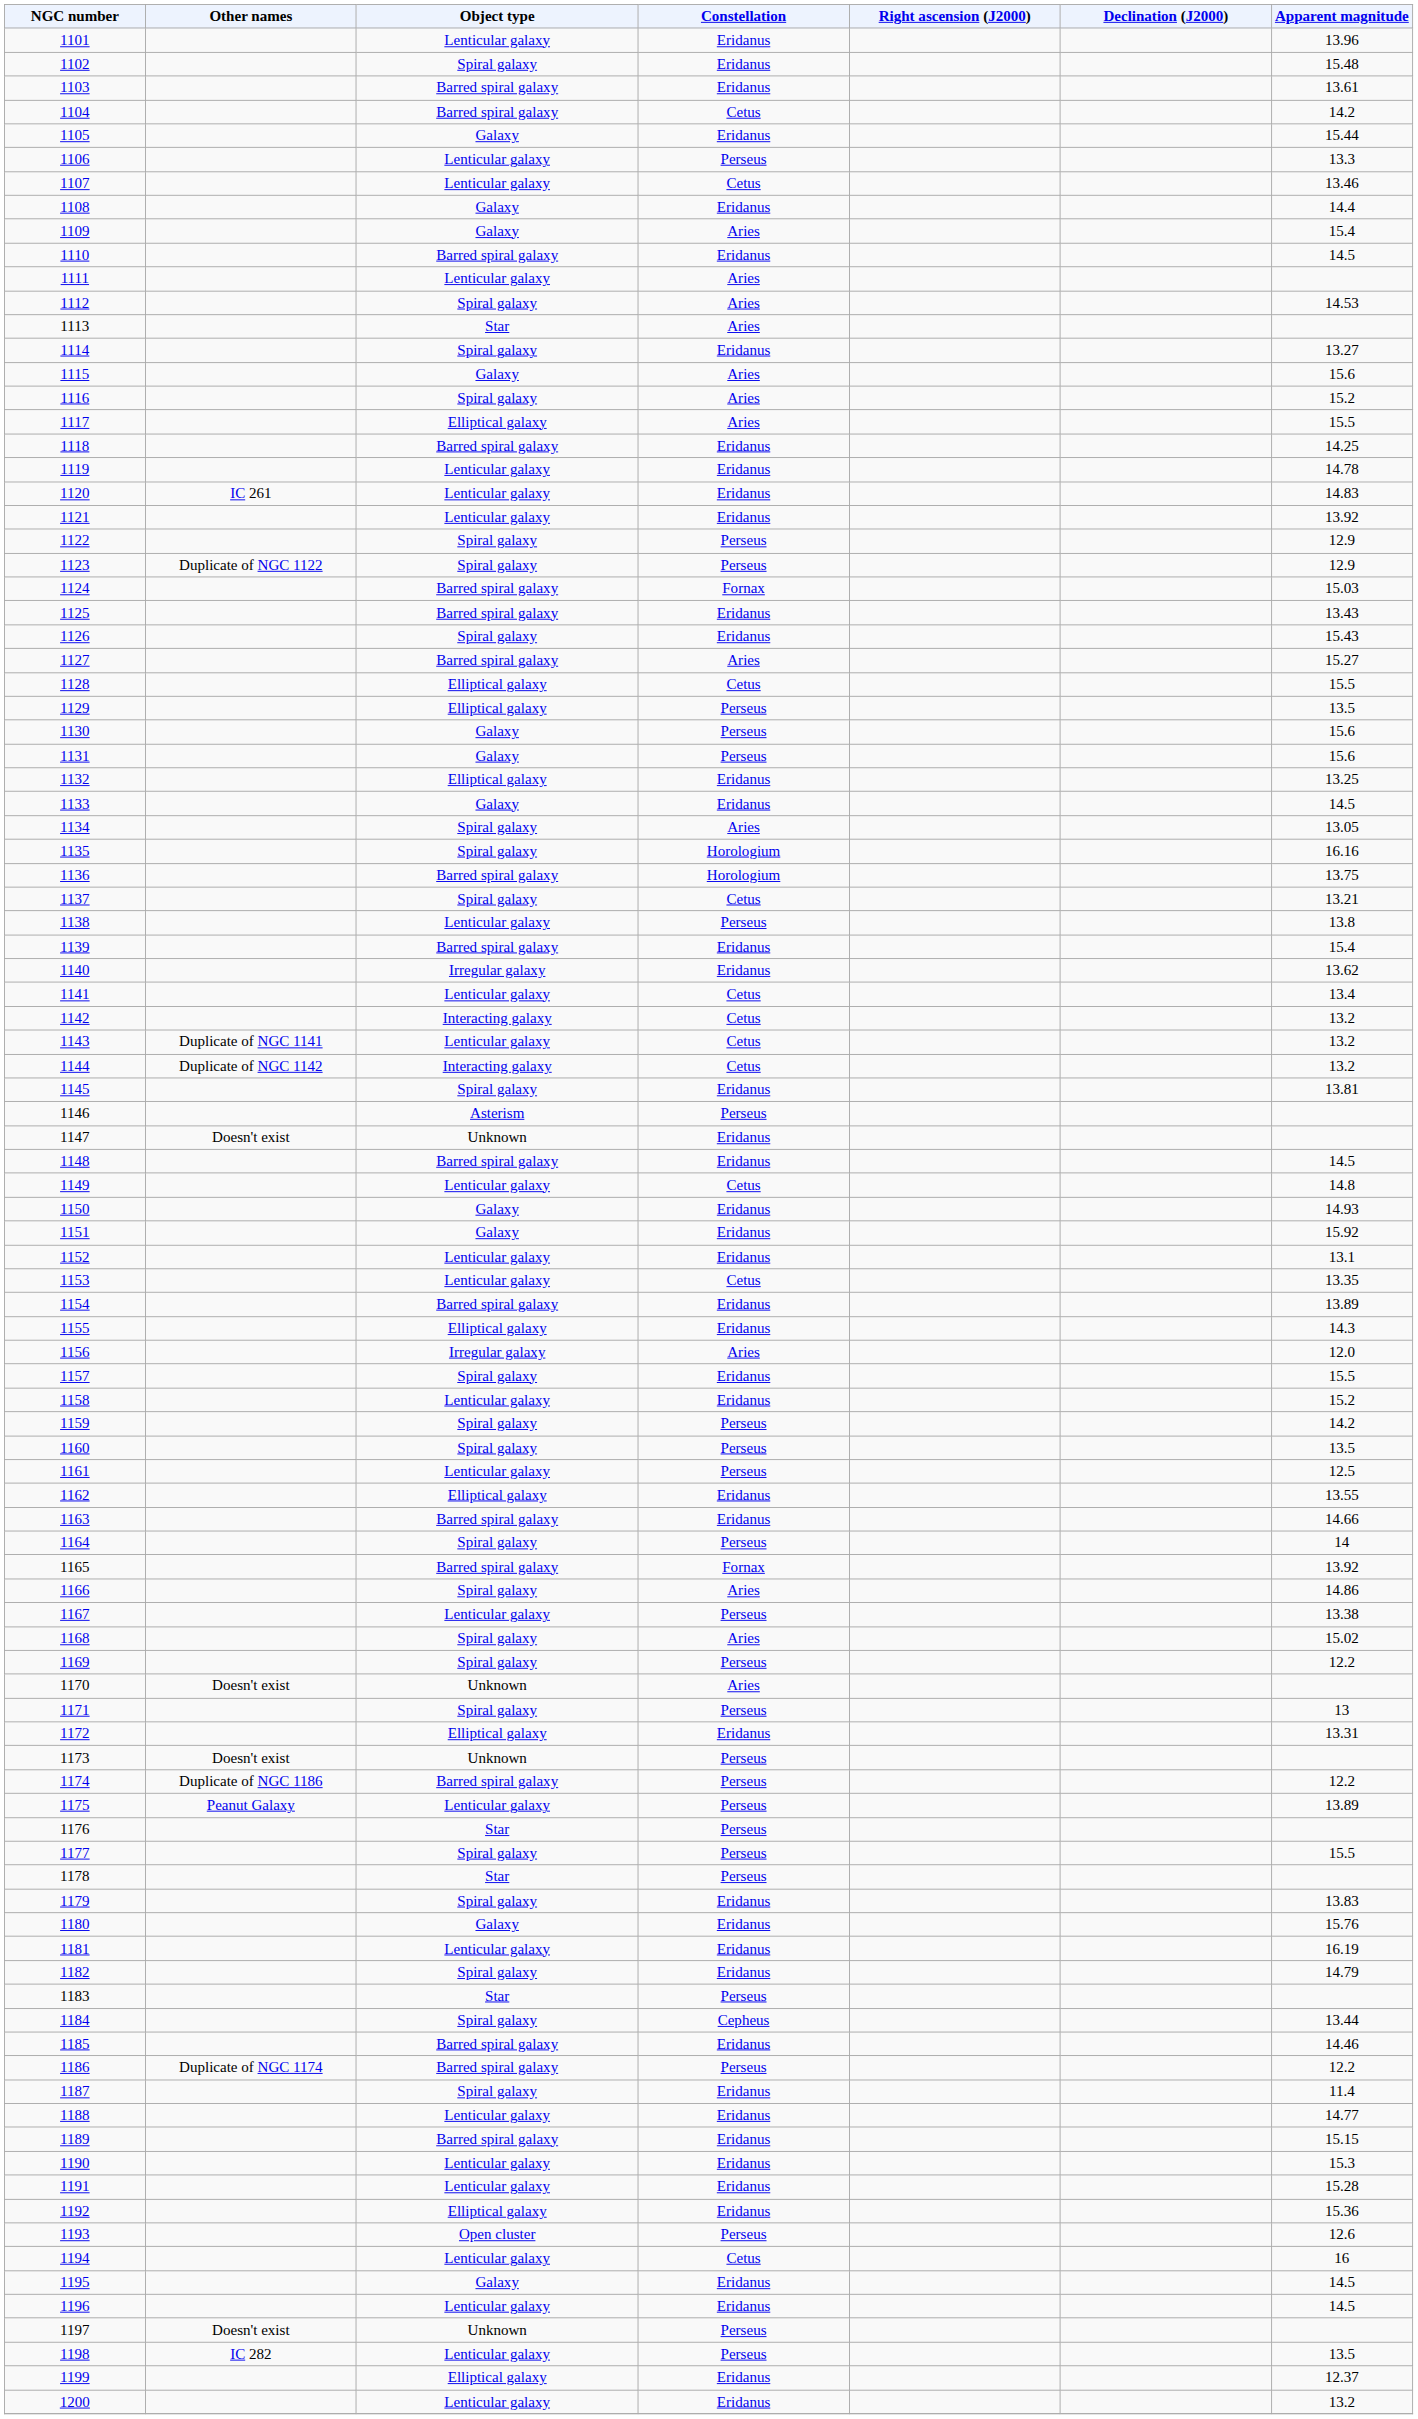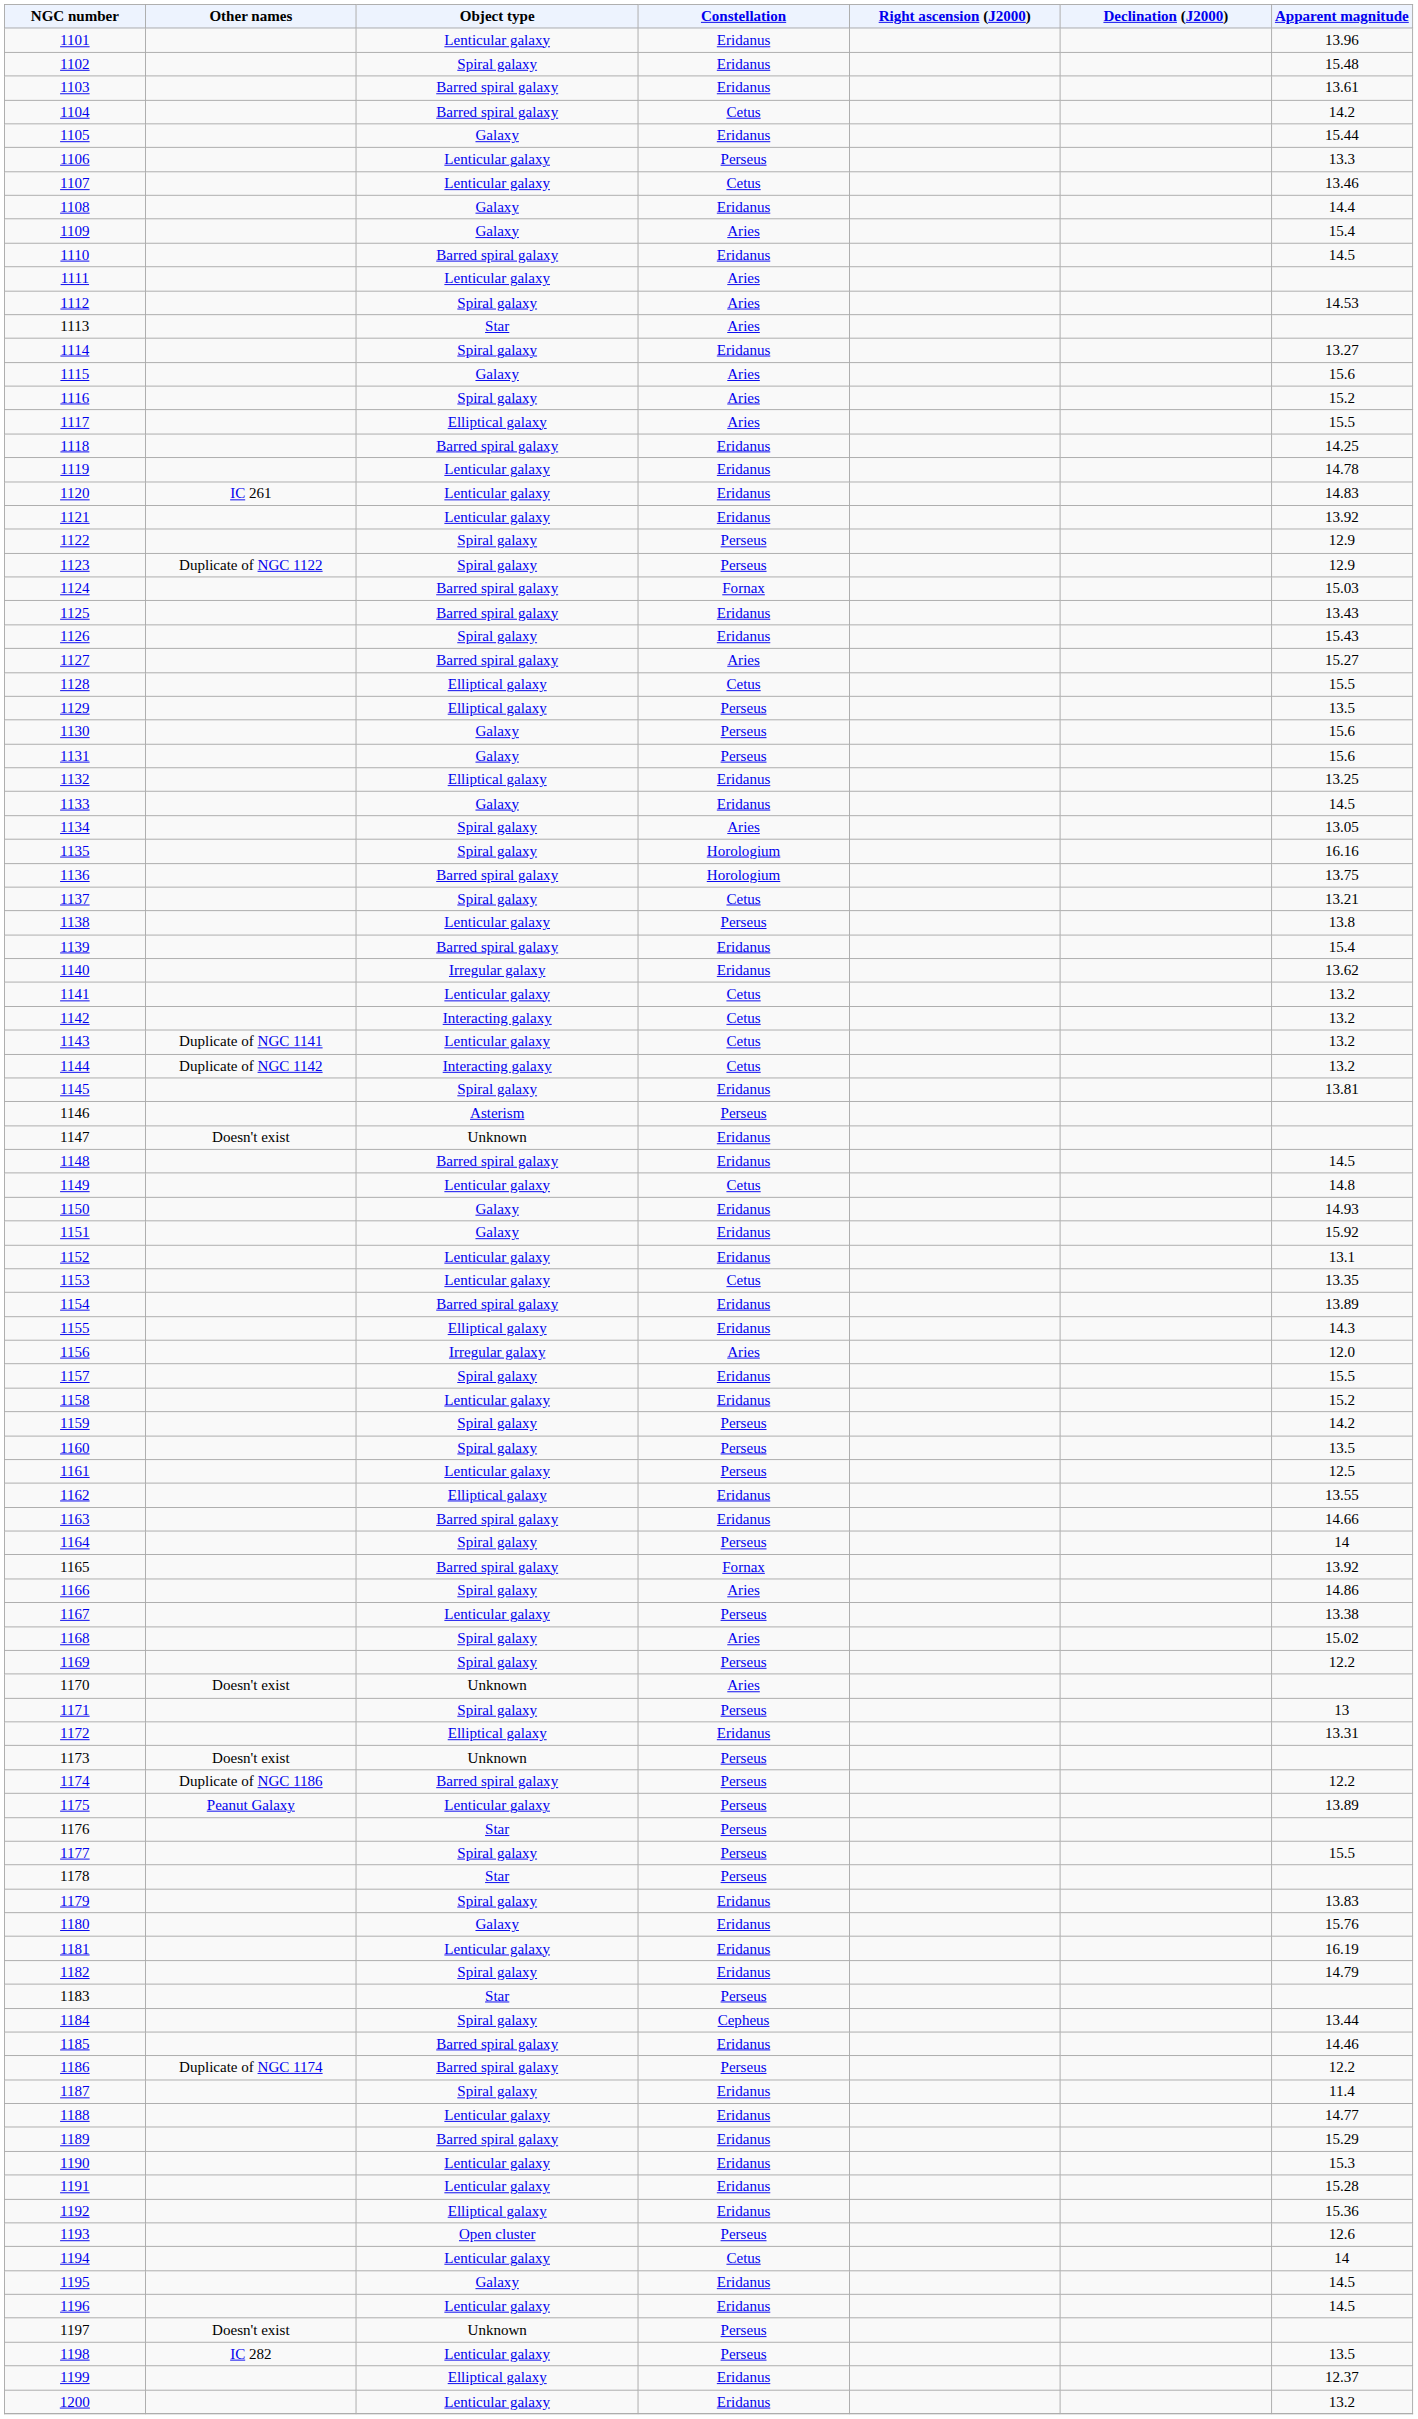(1342, 994) 13.4 -> (1342, 994) 13.2
(1342, 2139) 15.15 -> (1342, 2139) 15.29
(1342, 2258) 16 -> (1342, 2258) 14
